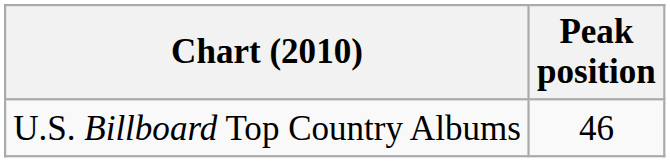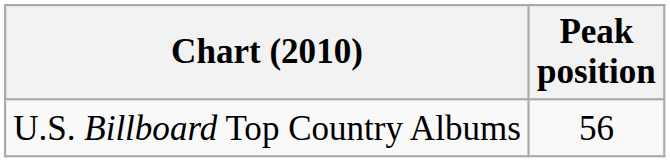(596, 127) 46 -> (596, 127) 56
